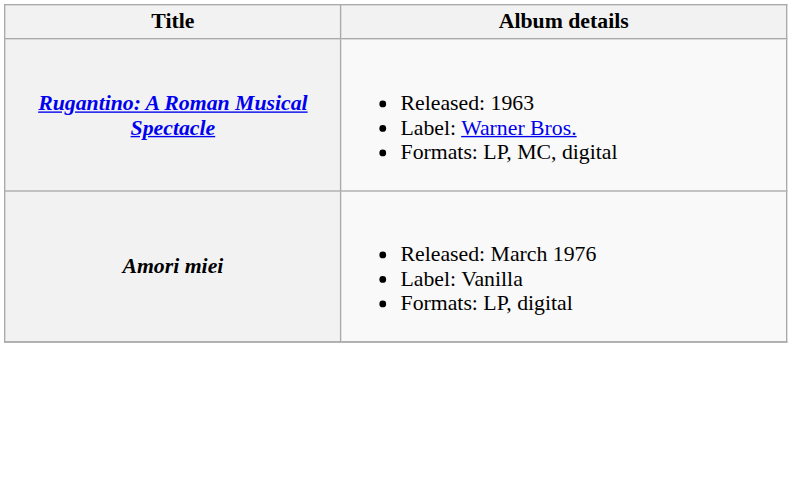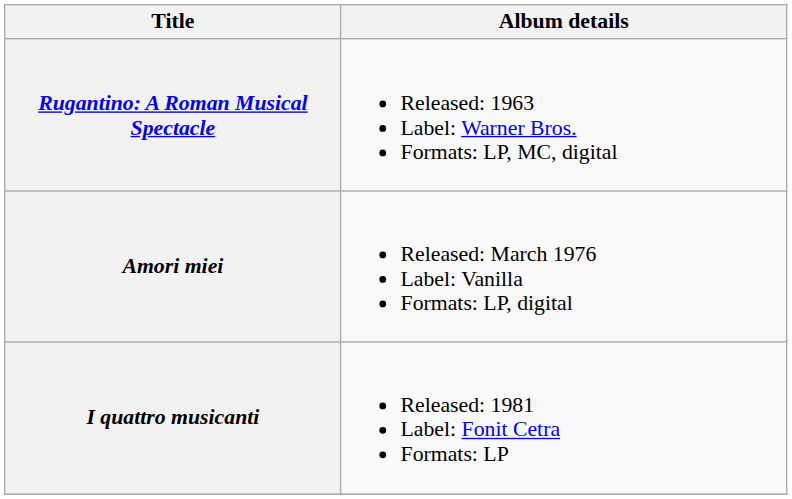+ row: (173, 417)
